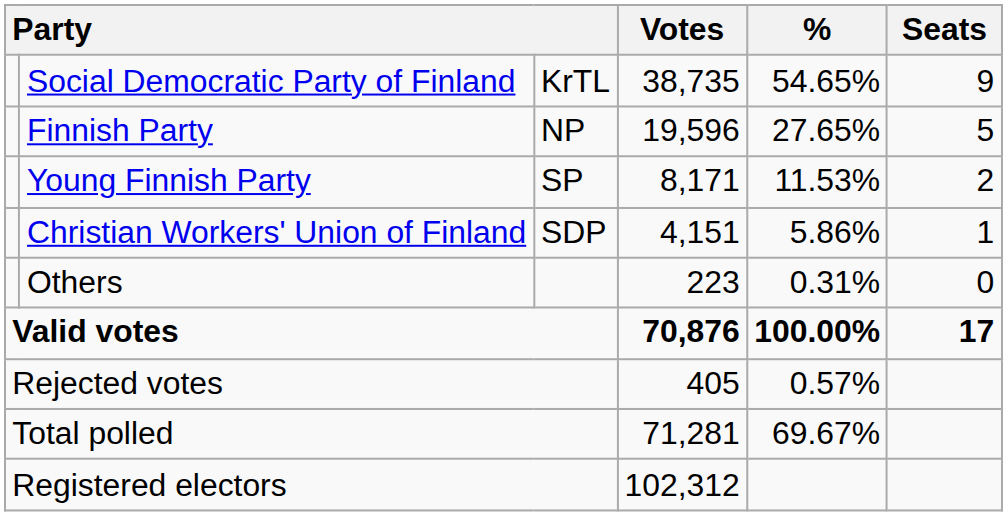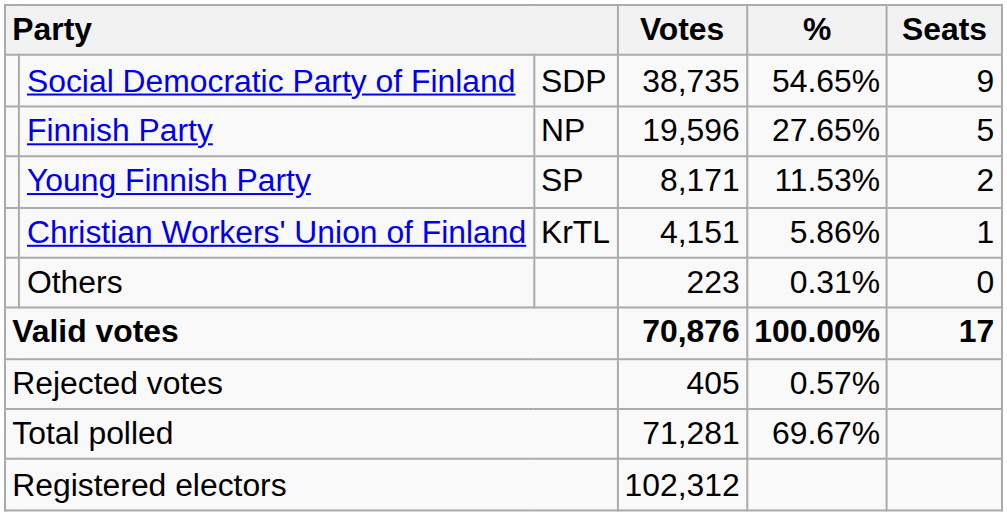(575, 80) KrTL -> (574, 80) SDP
(574, 231) SDP -> (575, 231) KrTL
